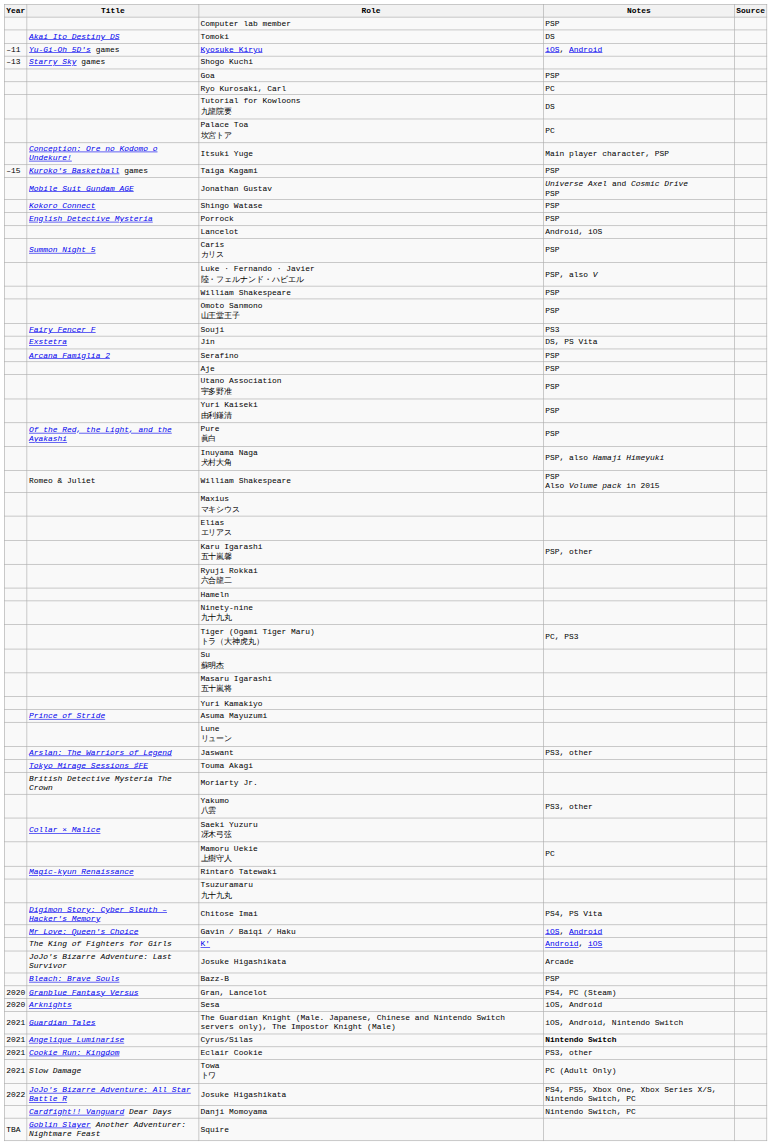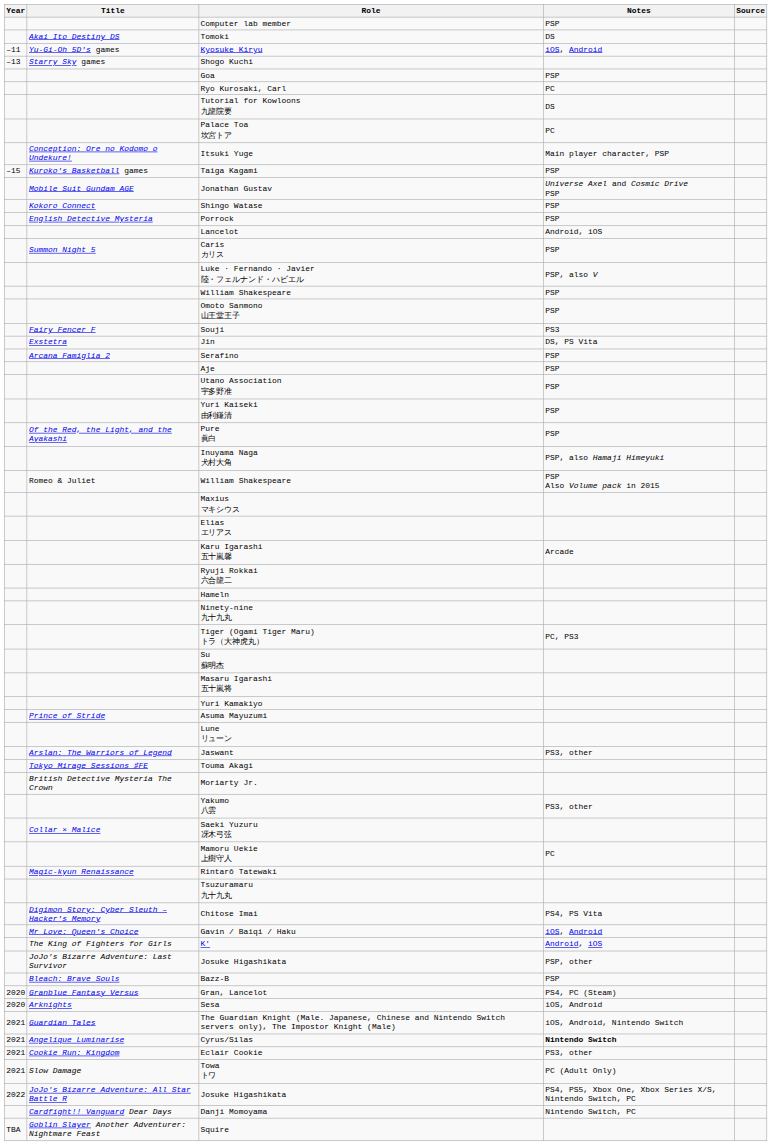(569, 552) PSP, other -> (560, 552) Arcade
(560, 962) Arcade -> (569, 962) PSP, other
